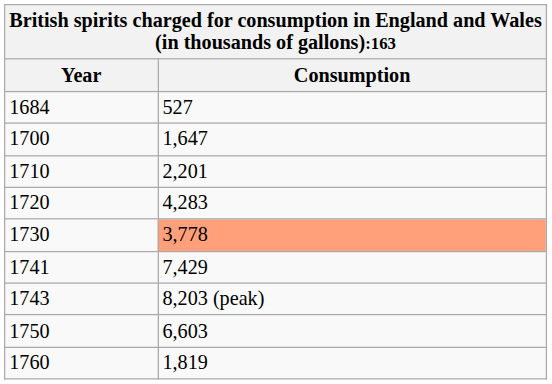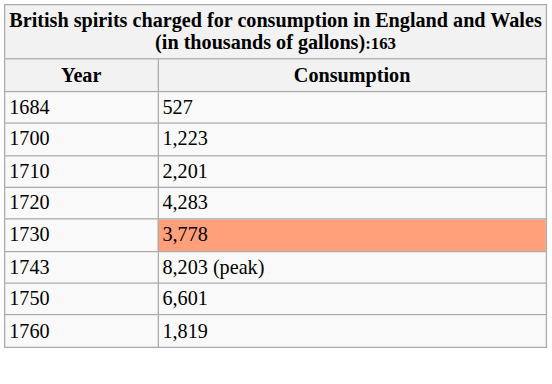(185, 139) 1,647 -> (185, 139) 1,223
- row: (29, 266)
(185, 330) 6,603 -> (185, 298) 6,601
